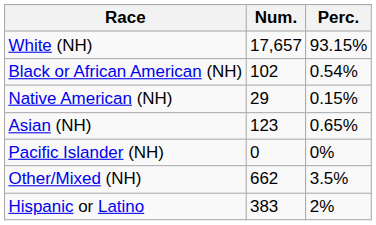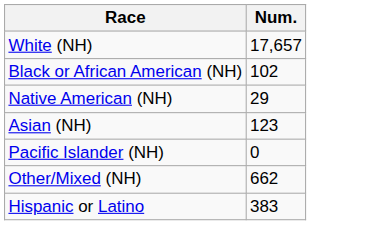- column: (338, 17)
